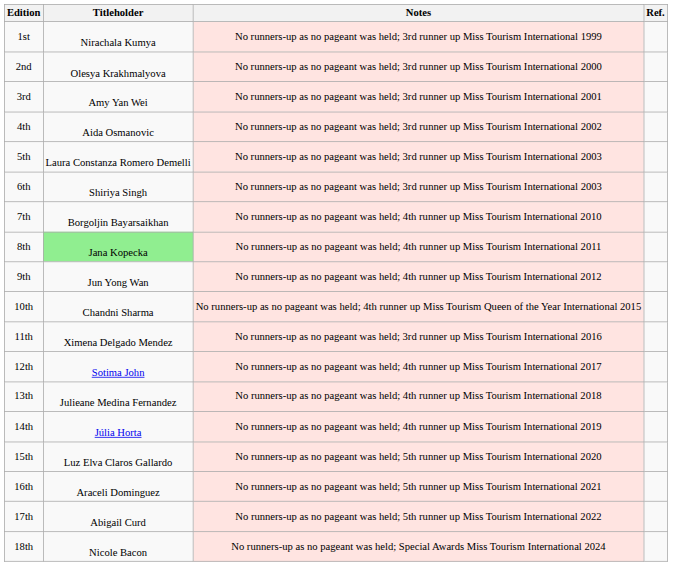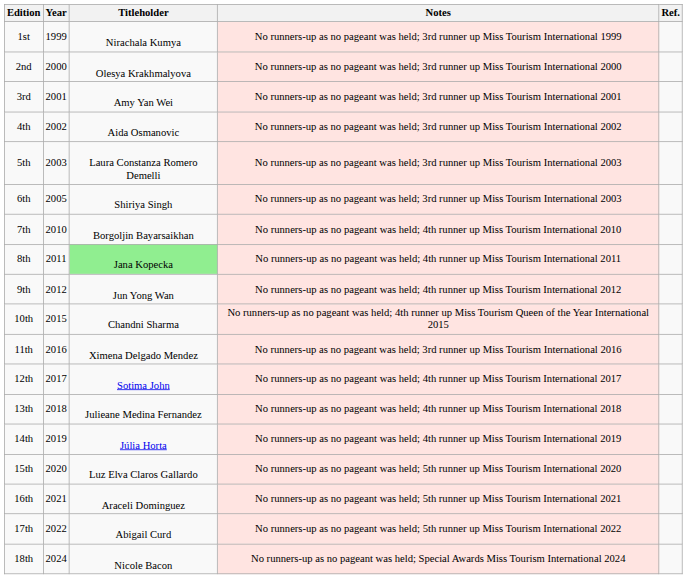+ column: (56, 12)
